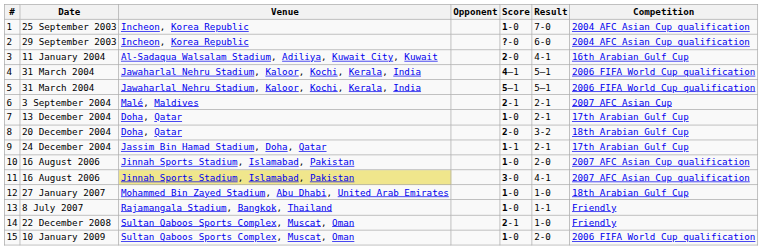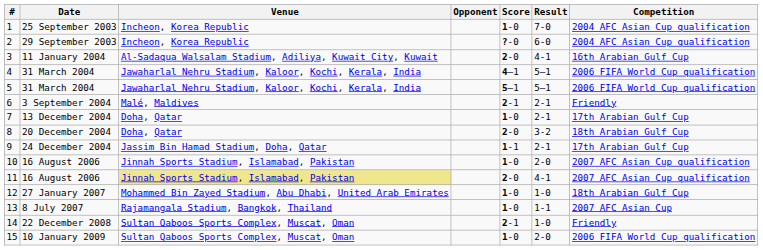(622, 102) 2007 AFC Asian Cup -> (594, 102) Friendly
(510, 177) 3-0 -> (510, 177) 2-0
(594, 207) Friendly -> (622, 207) 2007 AFC Asian Cup
